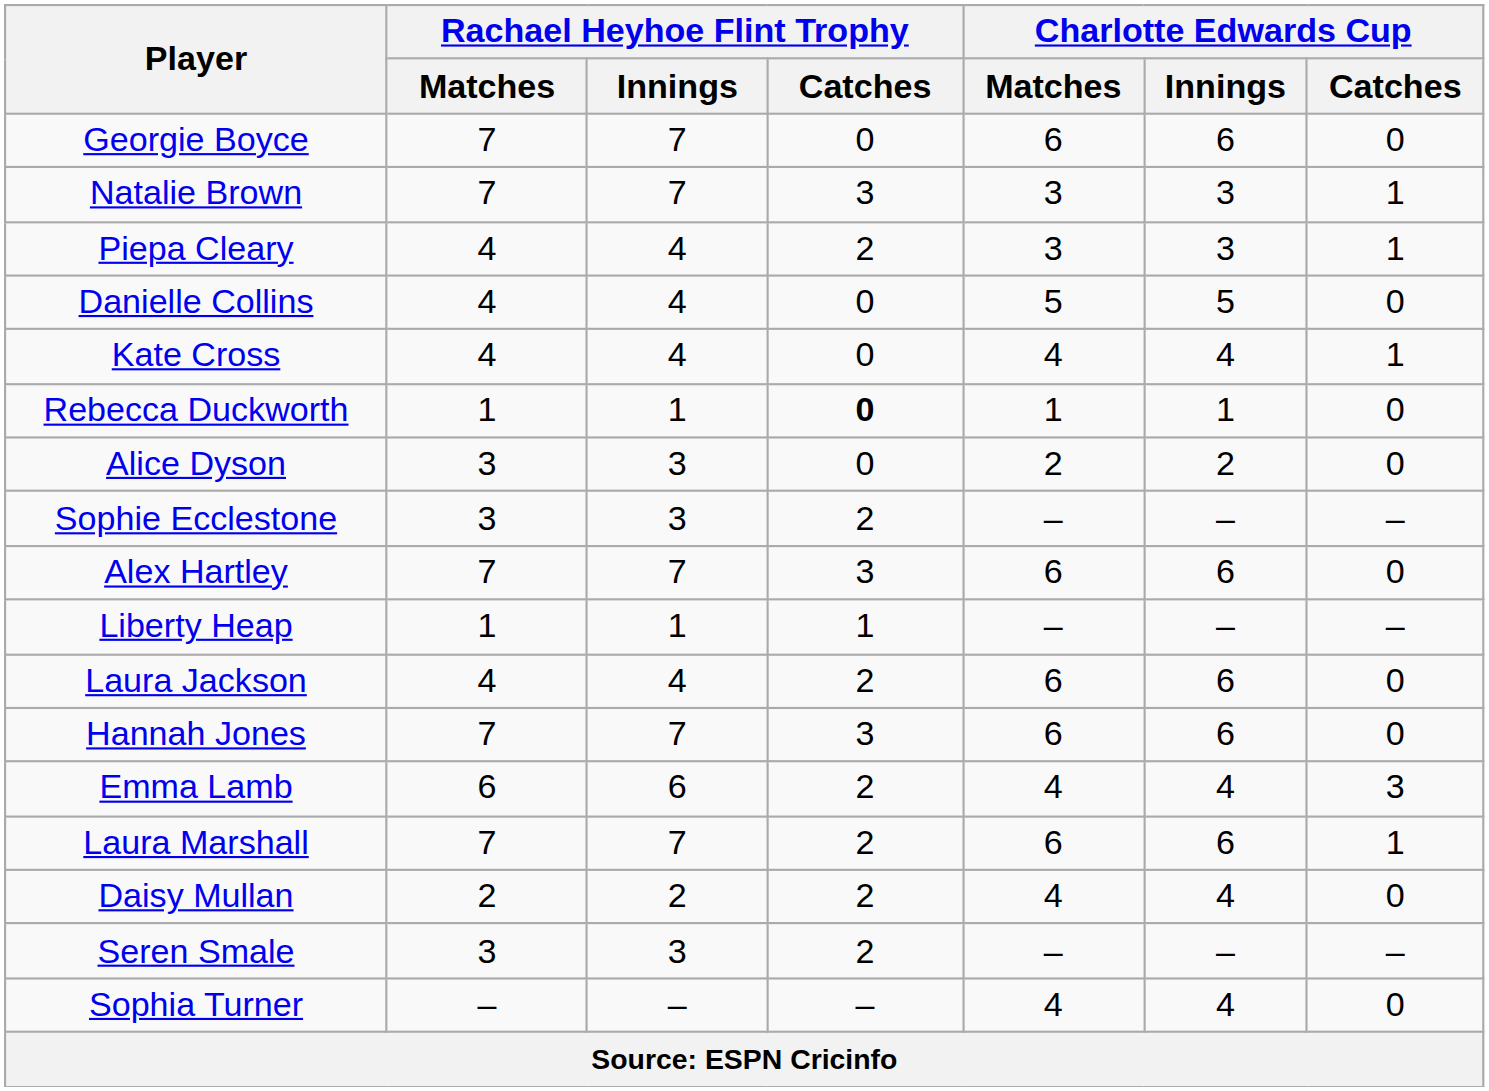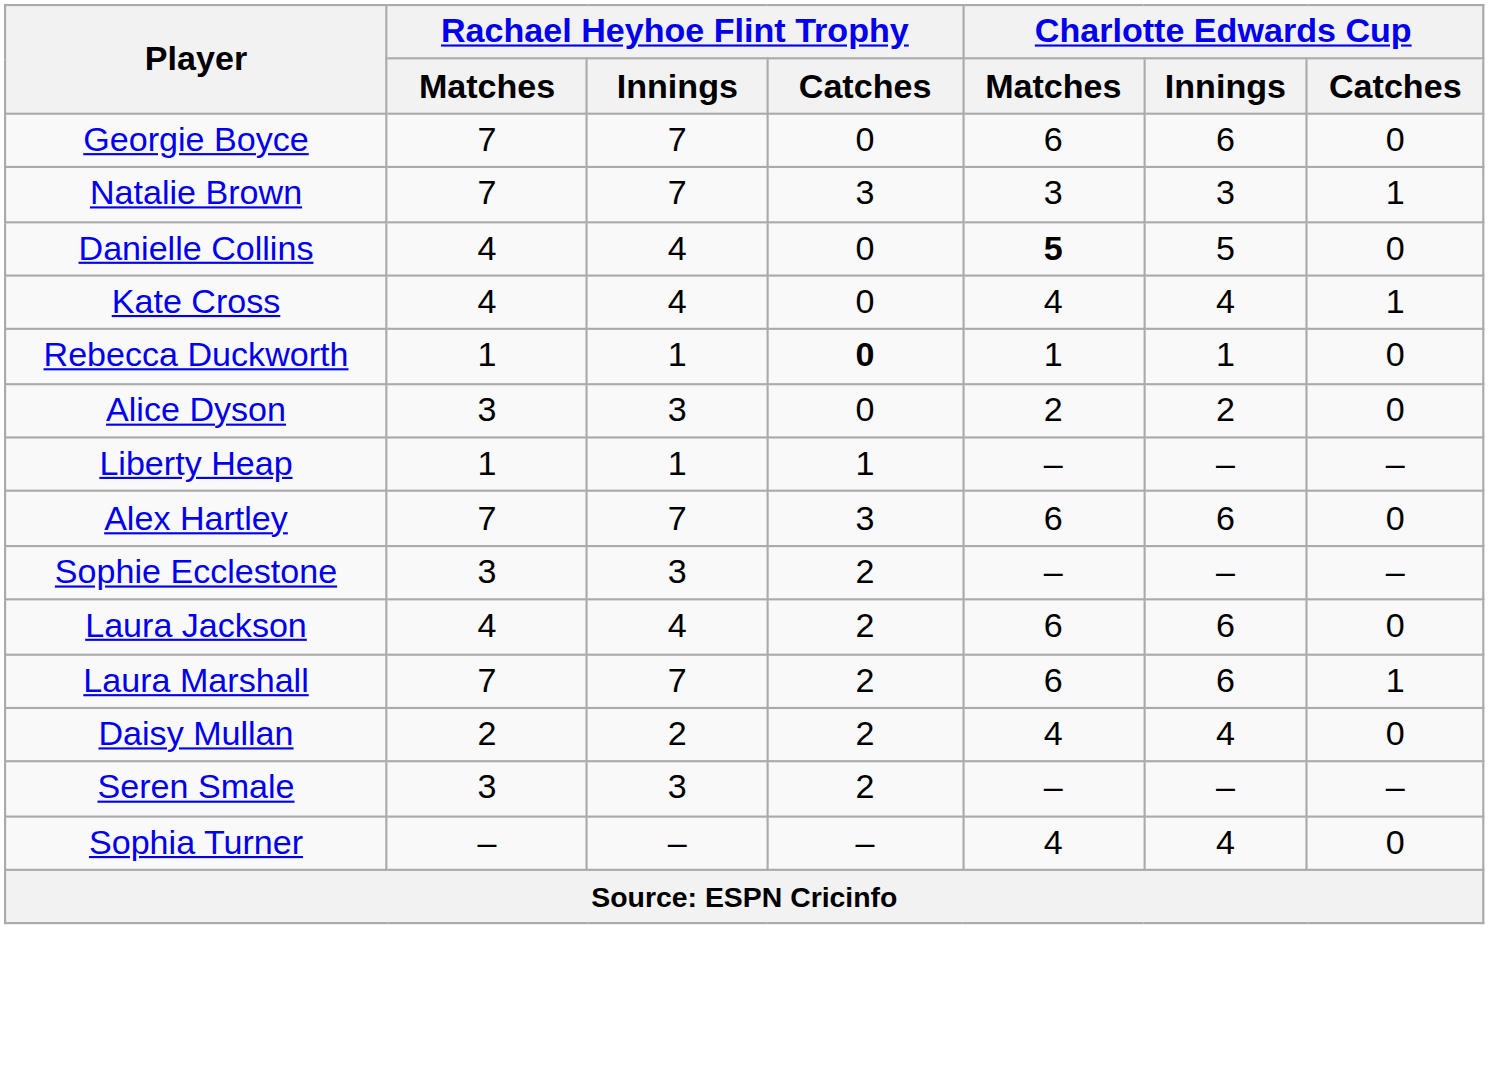- row: (196, 247)
(1053, 301) normal -> (1053, 247) bold
rows swapped: (196, 517) <-> (196, 626)
- row: (196, 734)
- row: (196, 788)
